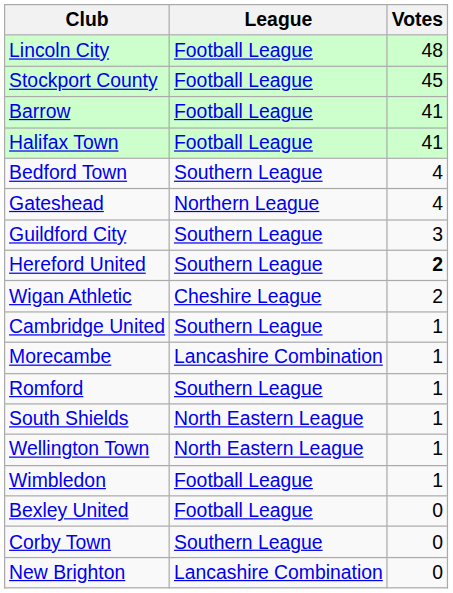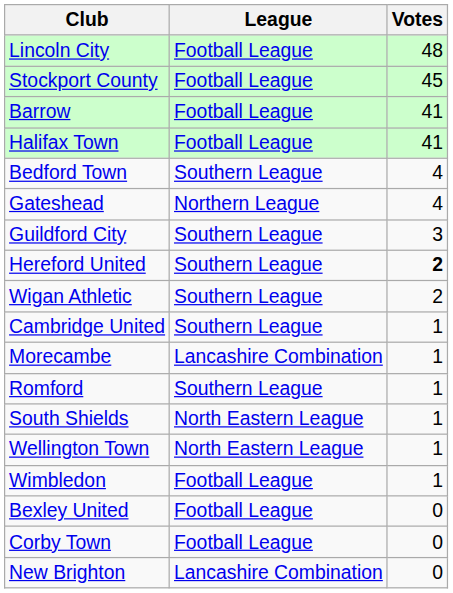(248, 296) Cheshire League -> (248, 296) Southern League
(248, 541) Southern League -> (243, 541) Football League
